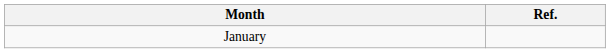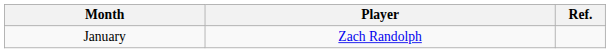+ column: (380, 15)
